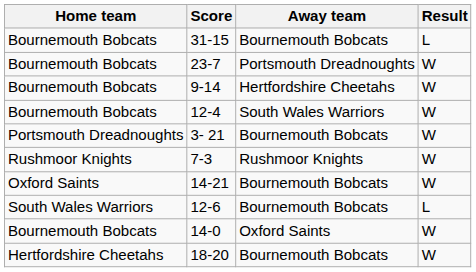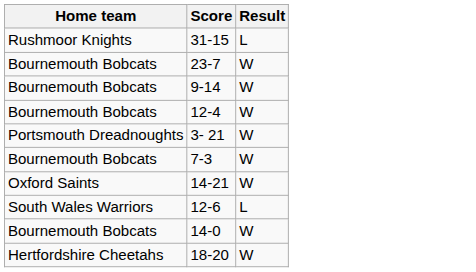- column: (327, 16)
(82, 40) Bournemouth Bobcats -> (70, 40) Rushmoor Knights
(70, 159) Rushmoor Knights -> (82, 159) Bournemouth Bobcats
